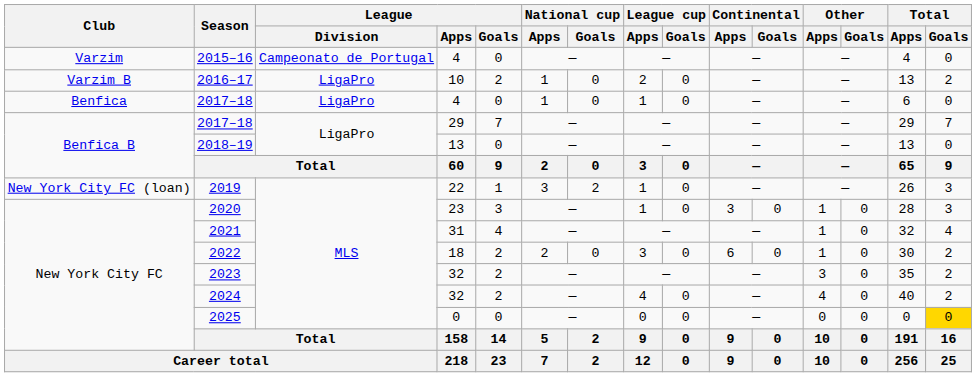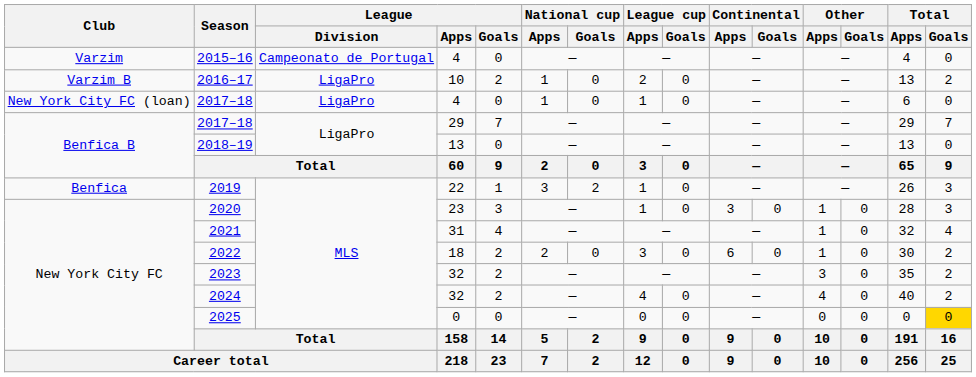(99, 102) Benfica -> (99, 102) New York City FC (loan)
(99, 188) New York City FC (loan) -> (99, 188) Benfica
